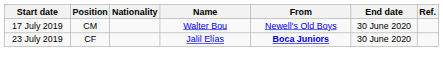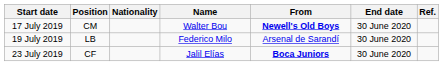(301, 26) normal -> (301, 26) bold
+ row: (37, 40)
